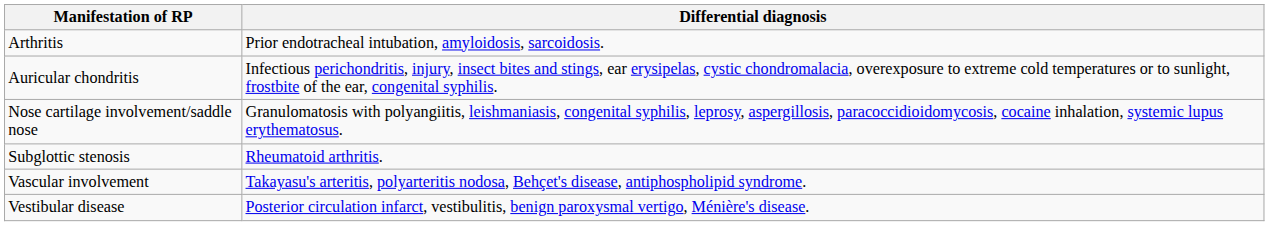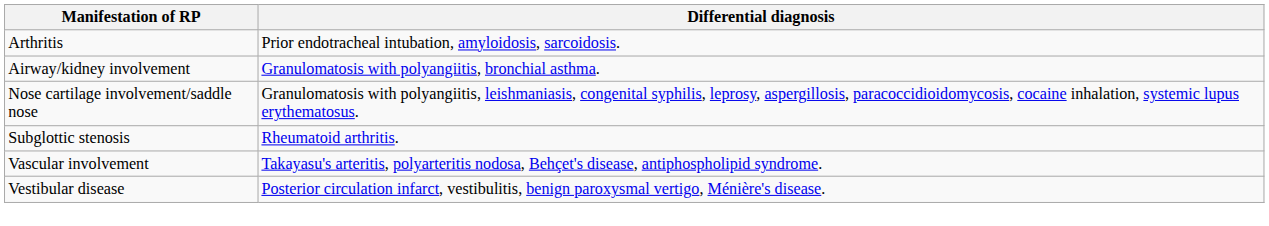- row: (74, 77)
+ row: (99, 68)
